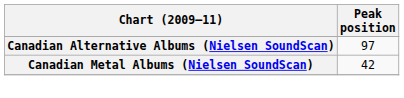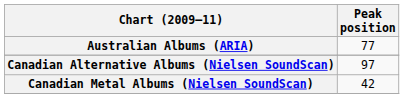+ row: (171, 46)
